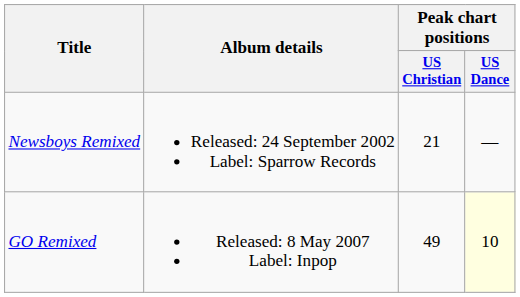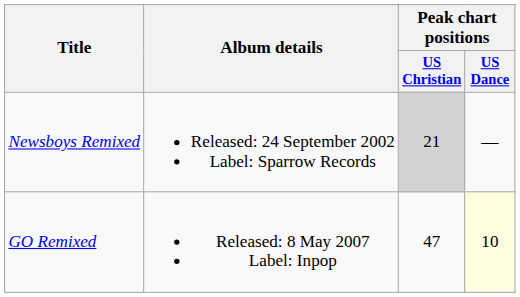(432, 141) no background -> (432, 141) lightgrey background
(432, 241) 49 -> (432, 241) 47
